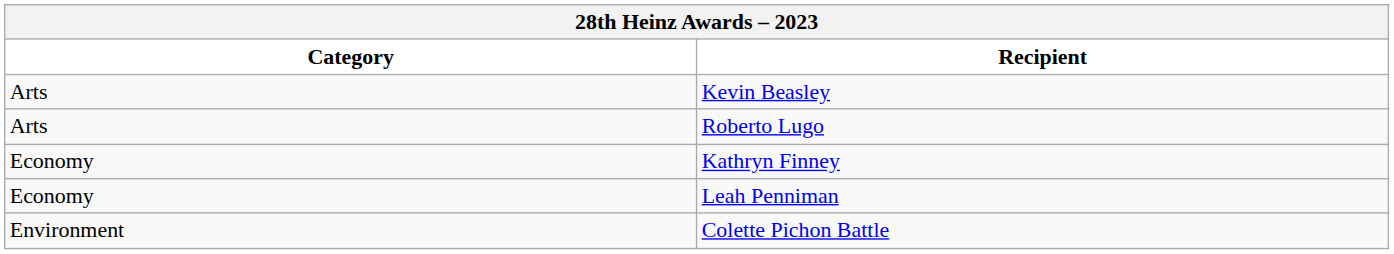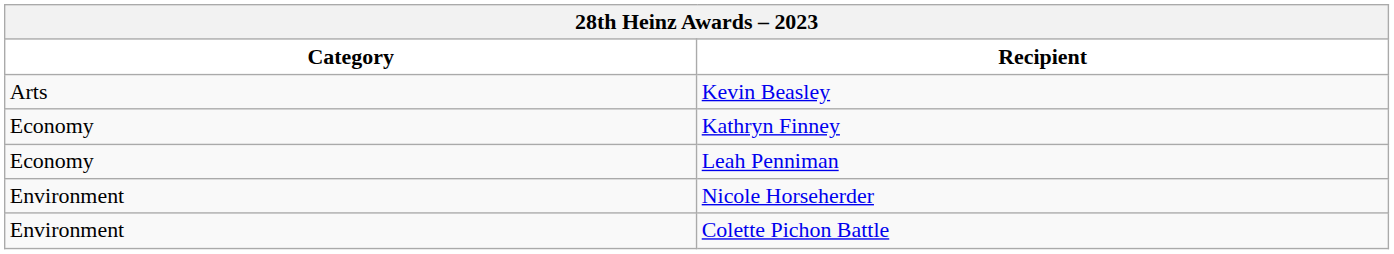- row: (763, 126)
+ row: (788, 195)
